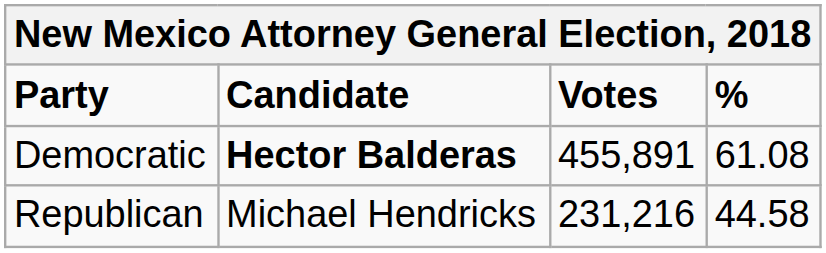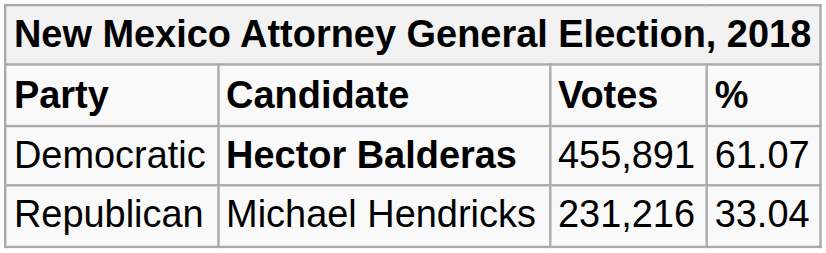(762, 154) 61.08 -> (762, 154) 61.07
(762, 214) 44.58 -> (762, 214) 33.04
